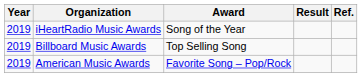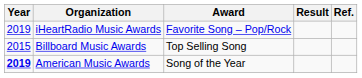(206, 30) Song of the Year -> (229, 30) Favorite Song – Pop/Rock
(19, 47) 2019 -> (19, 47) 2015
(19, 64) normal -> (19, 64) bold
(229, 64) Favorite Song – Pop/Rock -> (206, 64) Song of the Year
